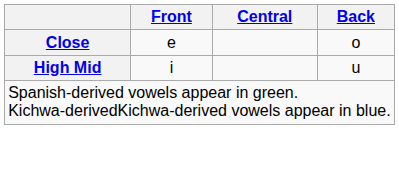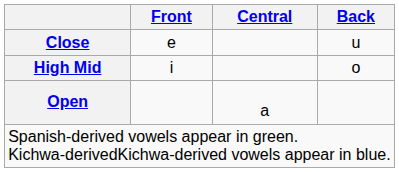(356, 42) o -> (356, 42) u
(356, 67) u -> (356, 67) o
+ row: (68, 102)
